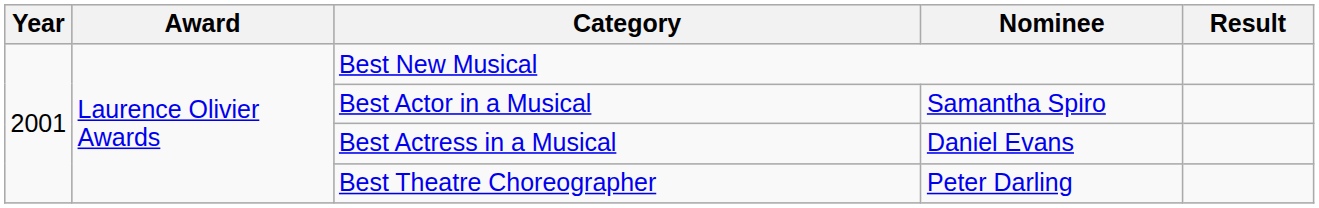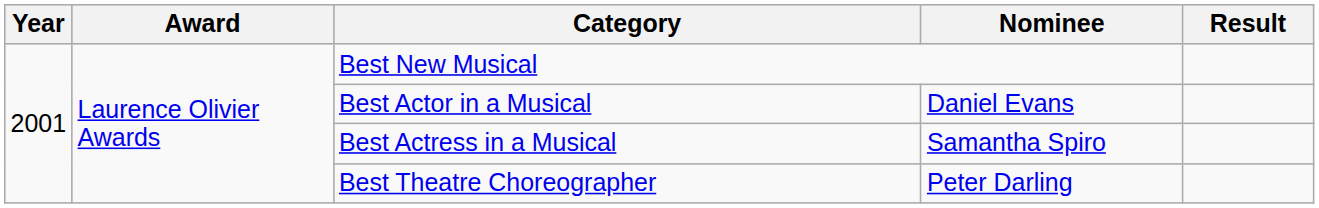(1016, 103) Samantha Spiro -> (1000, 103) Daniel Evans
(1000, 143) Daniel Evans -> (1016, 143) Samantha Spiro
